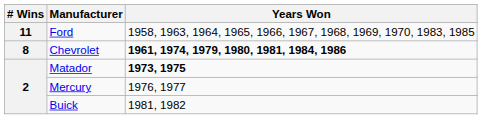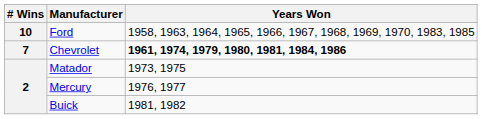(26, 32) 11 -> (26, 32) 10
(26, 50) 8 -> (26, 50) 7
(157, 69) bold -> (157, 69) normal
